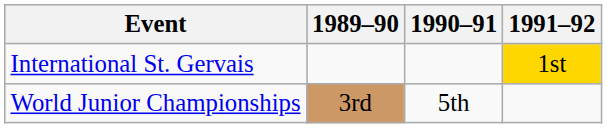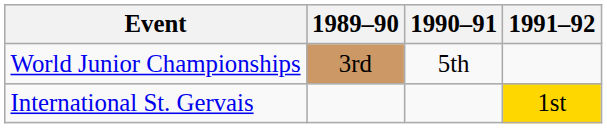rows swapped: (156, 102) <-> (132, 63)
